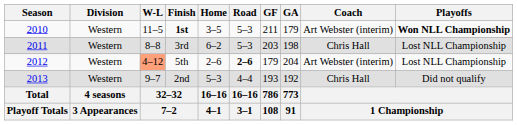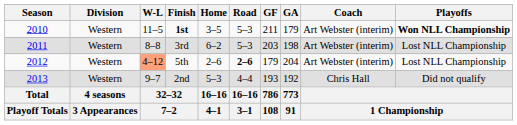(348, 45) Chris Hall -> (348, 45) Art Webster (interim)
